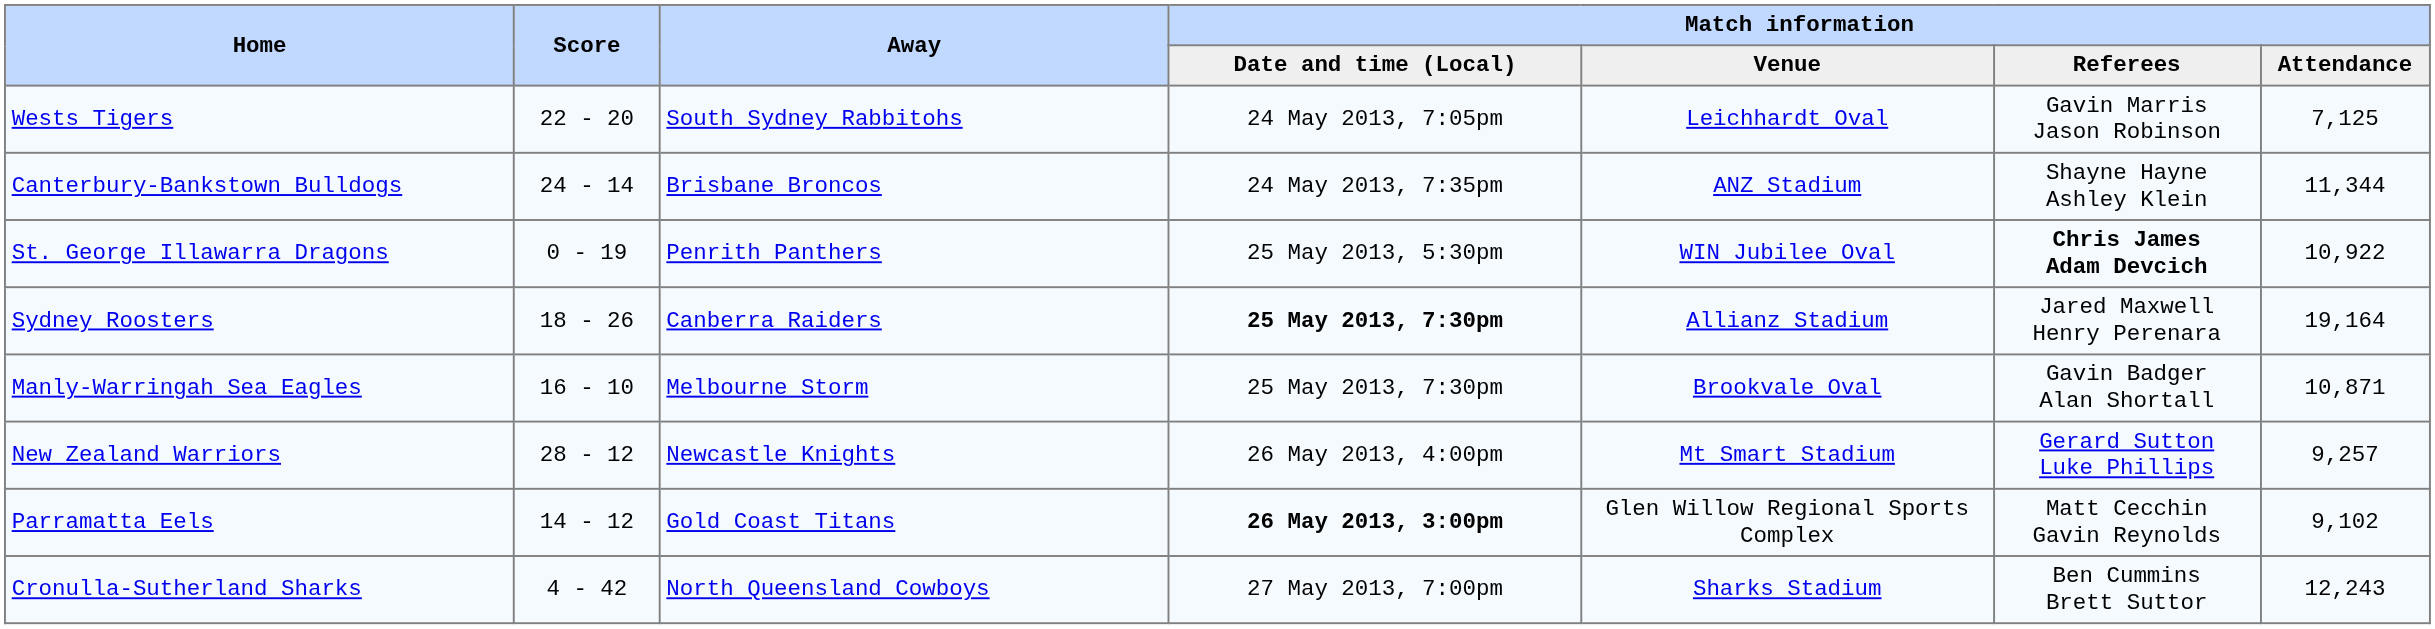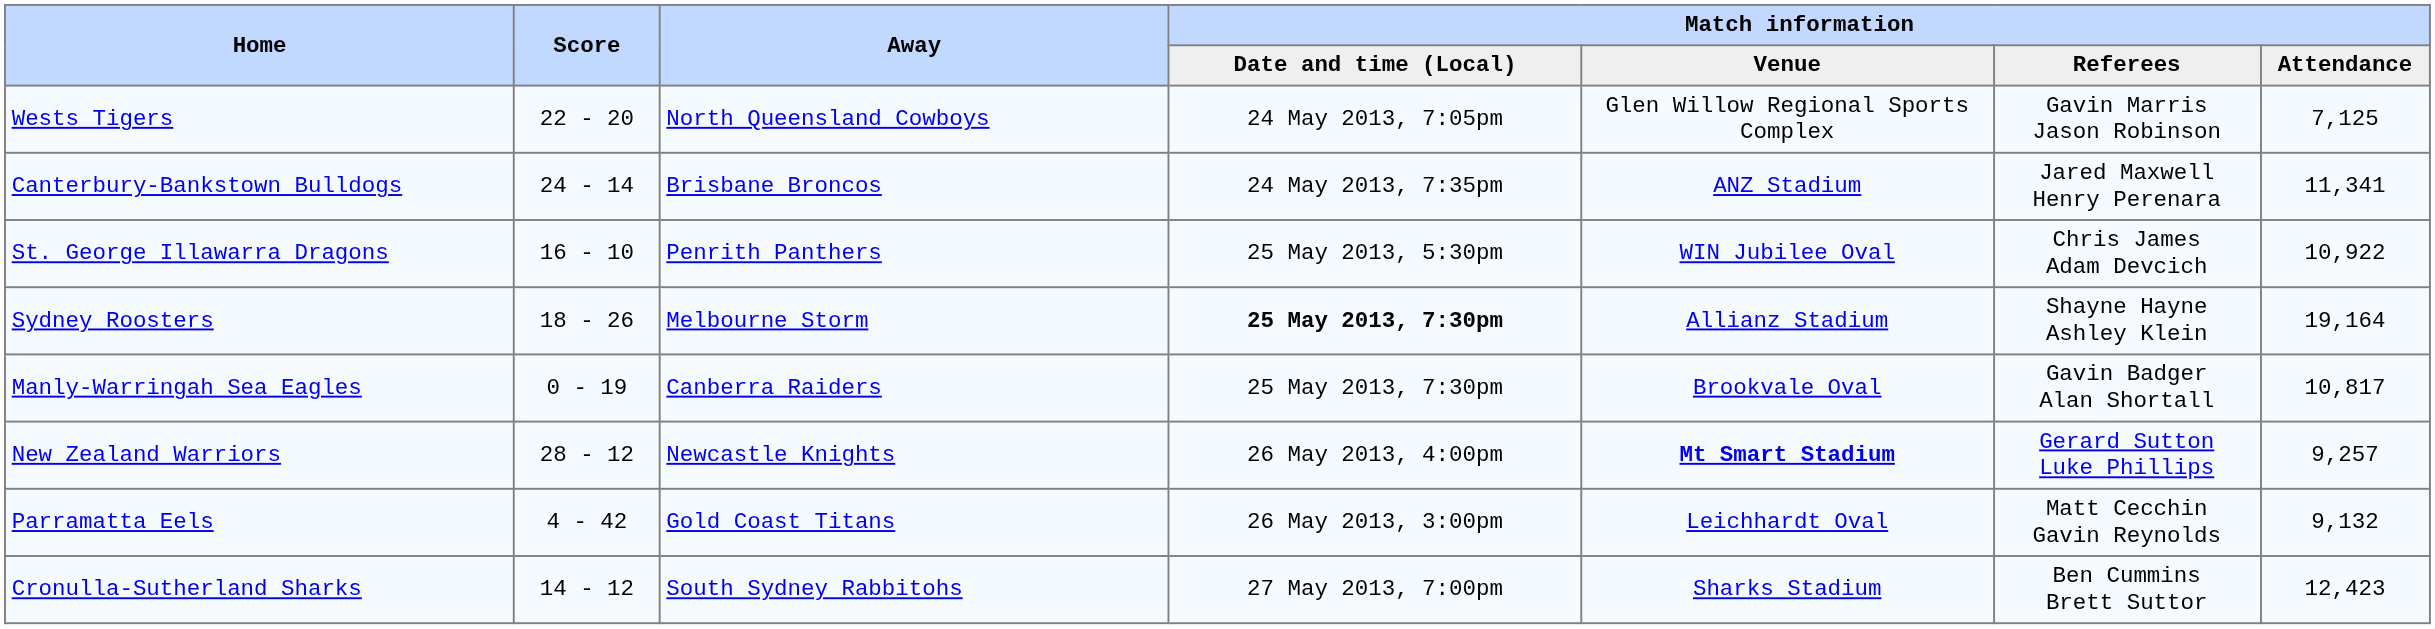(815, 119) South Sydney Rabbitohs -> (828, 119) North Queensland Cowboys
(1787, 119) Leichhardt Oval -> (1787, 119) Glen Willow Regional Sports Complex
(2127, 186) Shayne Hayne Ashley Klein -> (2127, 186) Jared Maxwell Henry Perenara
(2345, 186) 11,344 -> (2345, 186) 11,341
(587, 254) 0 - 19 -> (587, 254) 16 - 10
(2127, 254) bold -> (2127, 254) normal
(774, 321) Canberra Raiders -> (767, 321) Melbourne Storm
(2127, 321) Jared Maxwell Henry Perenara -> (2127, 321) Shayne Hayne Ashley Klein
(587, 388) 16 - 10 -> (587, 388) 0 - 19
(767, 388) Melbourne Storm -> (774, 388) Canberra Raiders
(2345, 388) 10,871 -> (2345, 388) 10,817
(1787, 455) normal -> (1787, 455) bold
(587, 522) 14 - 12 -> (587, 522) 4 - 42
(1375, 522) bold -> (1375, 522) normal
(1787, 522) Glen Willow Regional Sports Complex -> (1787, 522) Leichhardt Oval
(2345, 522) 9,102 -> (2345, 522) 9,132
(587, 590) 4 - 42 -> (587, 590) 14 - 12
(828, 590) North Queensland Cowboys -> (815, 590) South Sydney Rabbitohs
(2345, 590) 12,243 -> (2345, 590) 12,423
